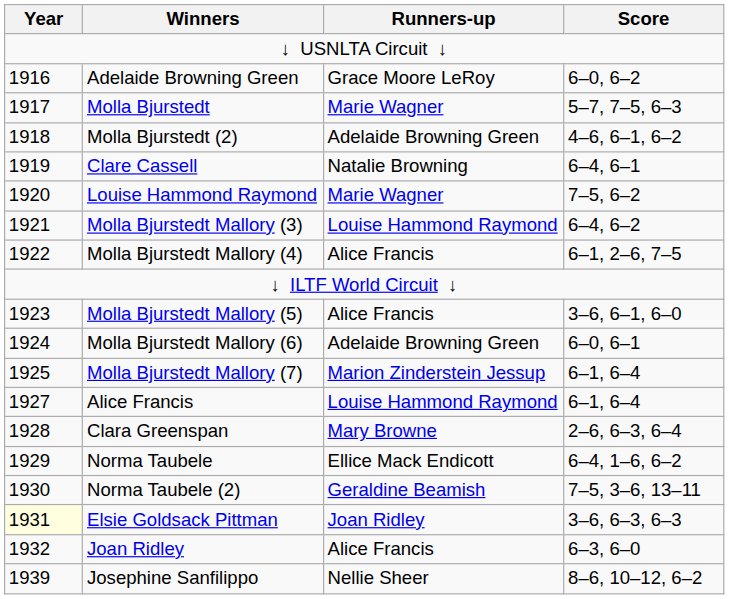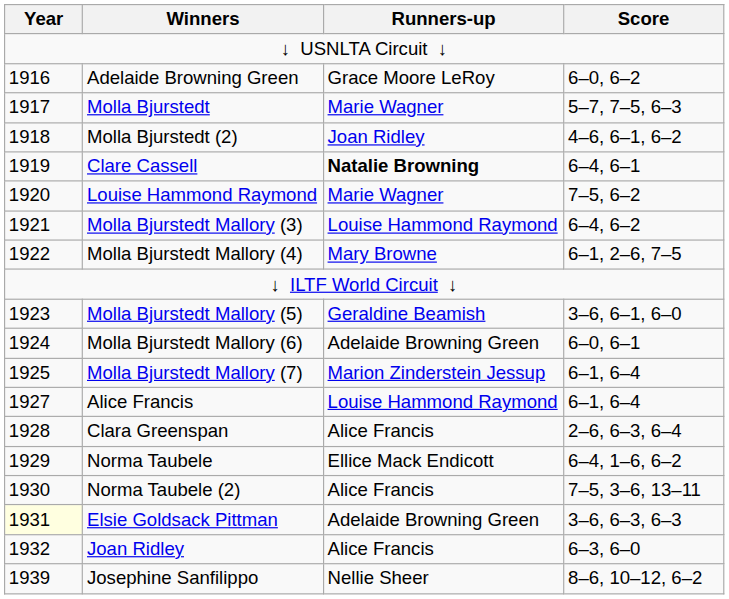(433, 136) Adelaide Browning Green -> (376, 136) Joan Ridley
(398, 166) normal -> (403, 166) bold
(381, 254) Alice Francis -> (382, 254) Mary Browne
(381, 313) Alice Francis -> (406, 313) Geraldine Beamish
(382, 431) Mary Browne -> (381, 431) Alice Francis
(406, 490) Geraldine Beamish -> (381, 490) Alice Francis
(376, 519) Joan Ridley -> (433, 519) Adelaide Browning Green
